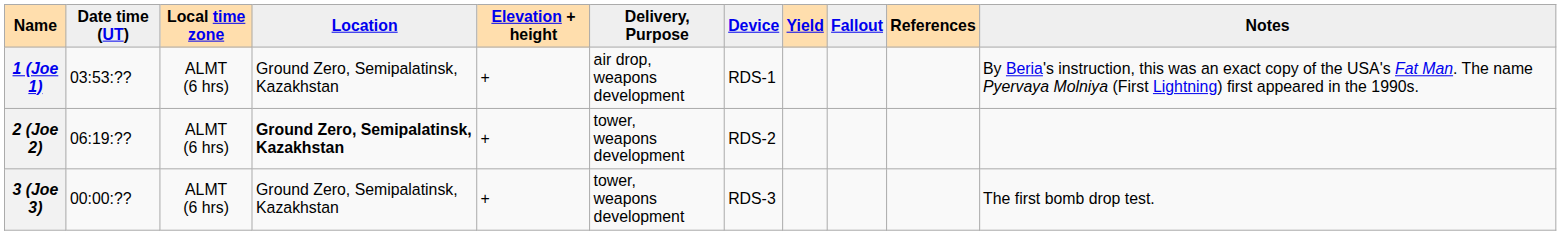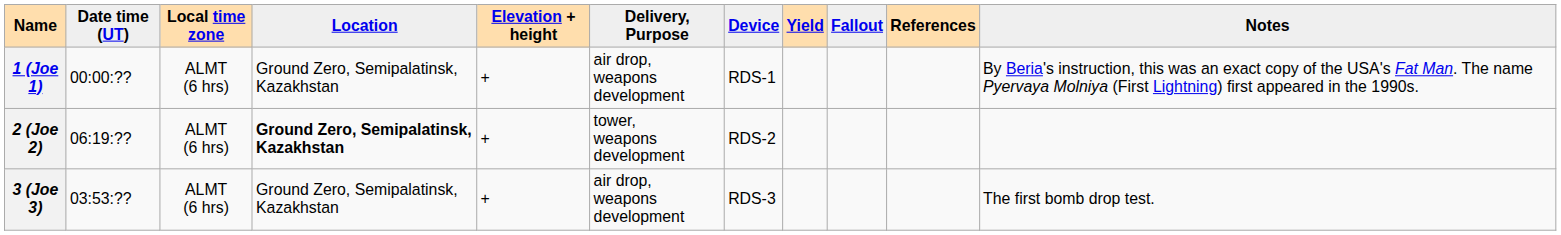(101, 77) 03:53:?? -> (101, 77) 00:00:??
(101, 199) 00:00:?? -> (101, 199) 03:53:??
(639, 199) tower, weapons development -> (639, 199) air drop, weapons development
